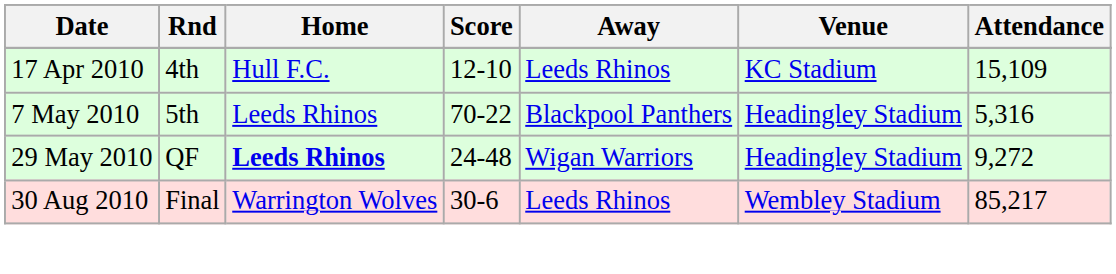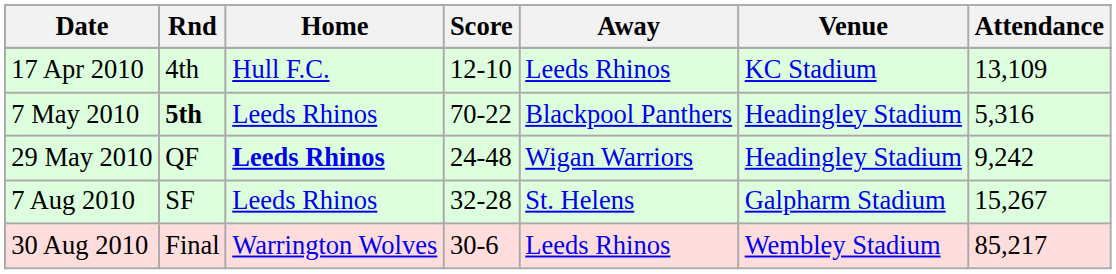(1011, 69) 15,109 -> (1011, 69) 13,109
(182, 113) normal -> (184, 113) bold
(1004, 157) 9,272 -> (1004, 157) 9,242
+ row: (73, 200)
